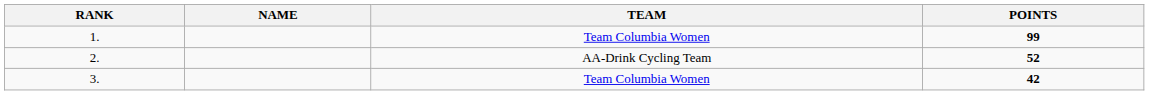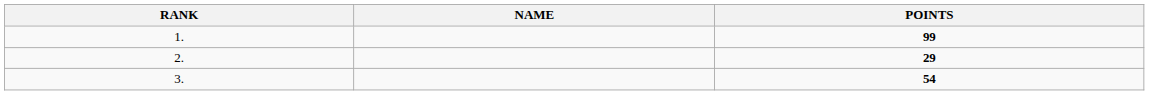- column: (647, 15)
(1033, 58) 52 -> (929, 58) 29
(1033, 79) 42 -> (929, 79) 54
